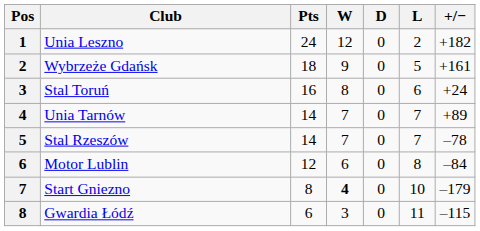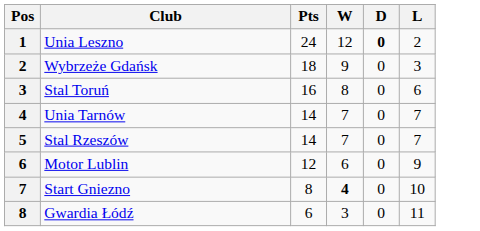- column: (455, 16)
(381, 41) normal -> (381, 41) bold
(417, 66) 5 -> (417, 66) 3
(417, 164) 8 -> (417, 164) 9
